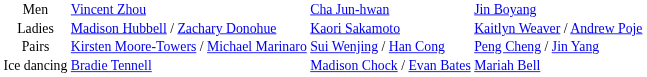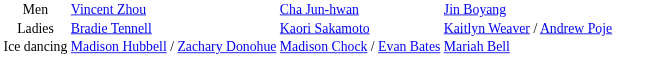(174, 28) Madison Hubbell / Zachary Donohue -> (111, 28) Bradie Tennell
- row: (35, 47)
(111, 66) Bradie Tennell -> (174, 47) Madison Hubbell / Zachary Donohue
